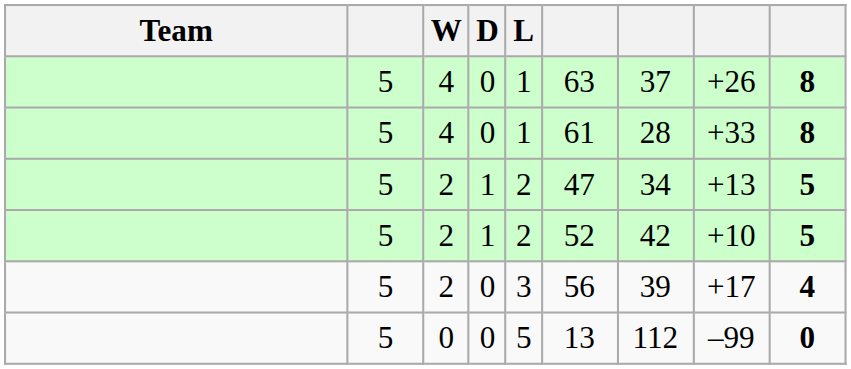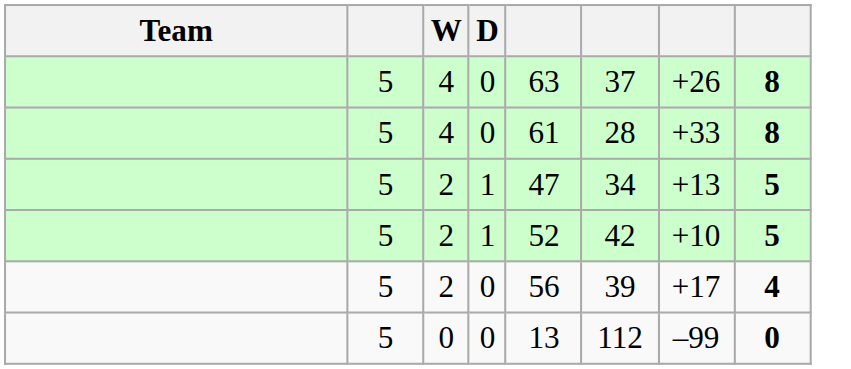- column: (524, 30)
